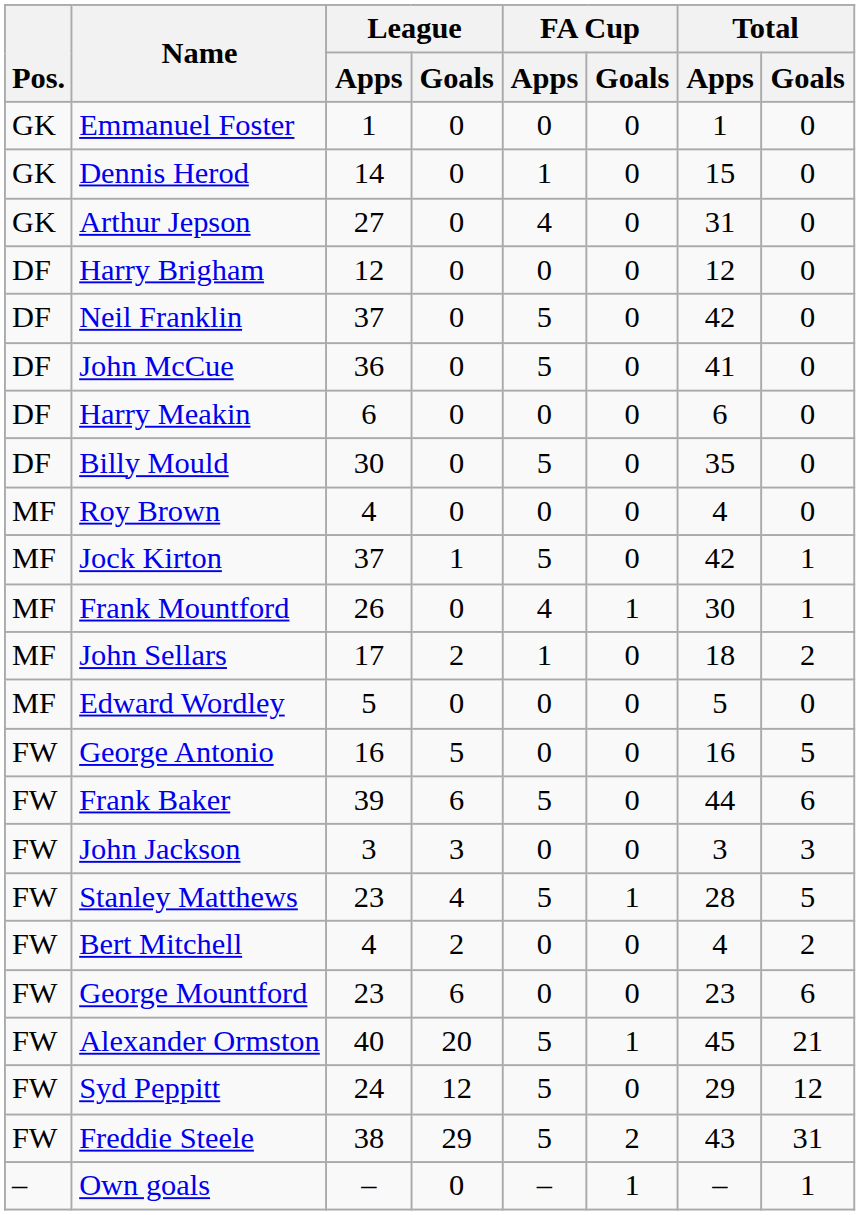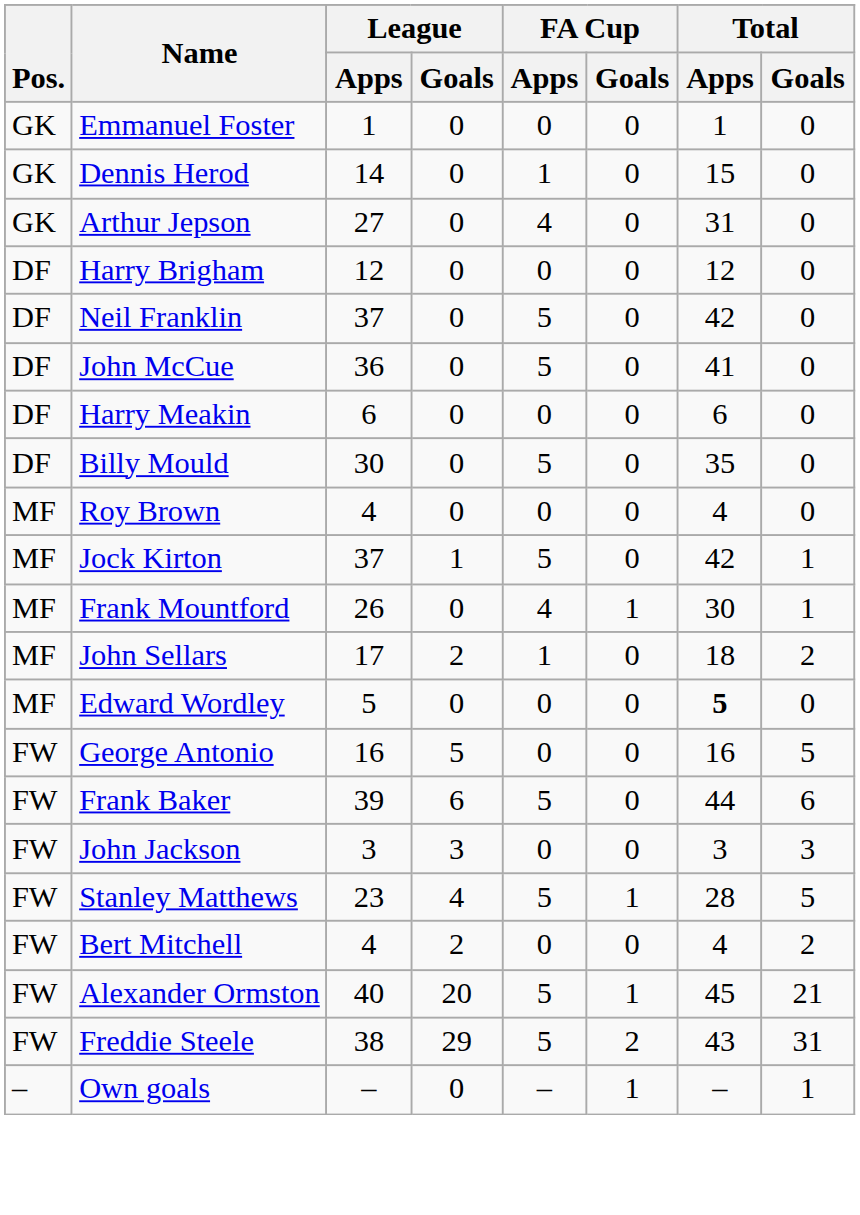(720, 703) normal -> (720, 703) bold
- row: (193, 992)
- row: (150, 1089)
